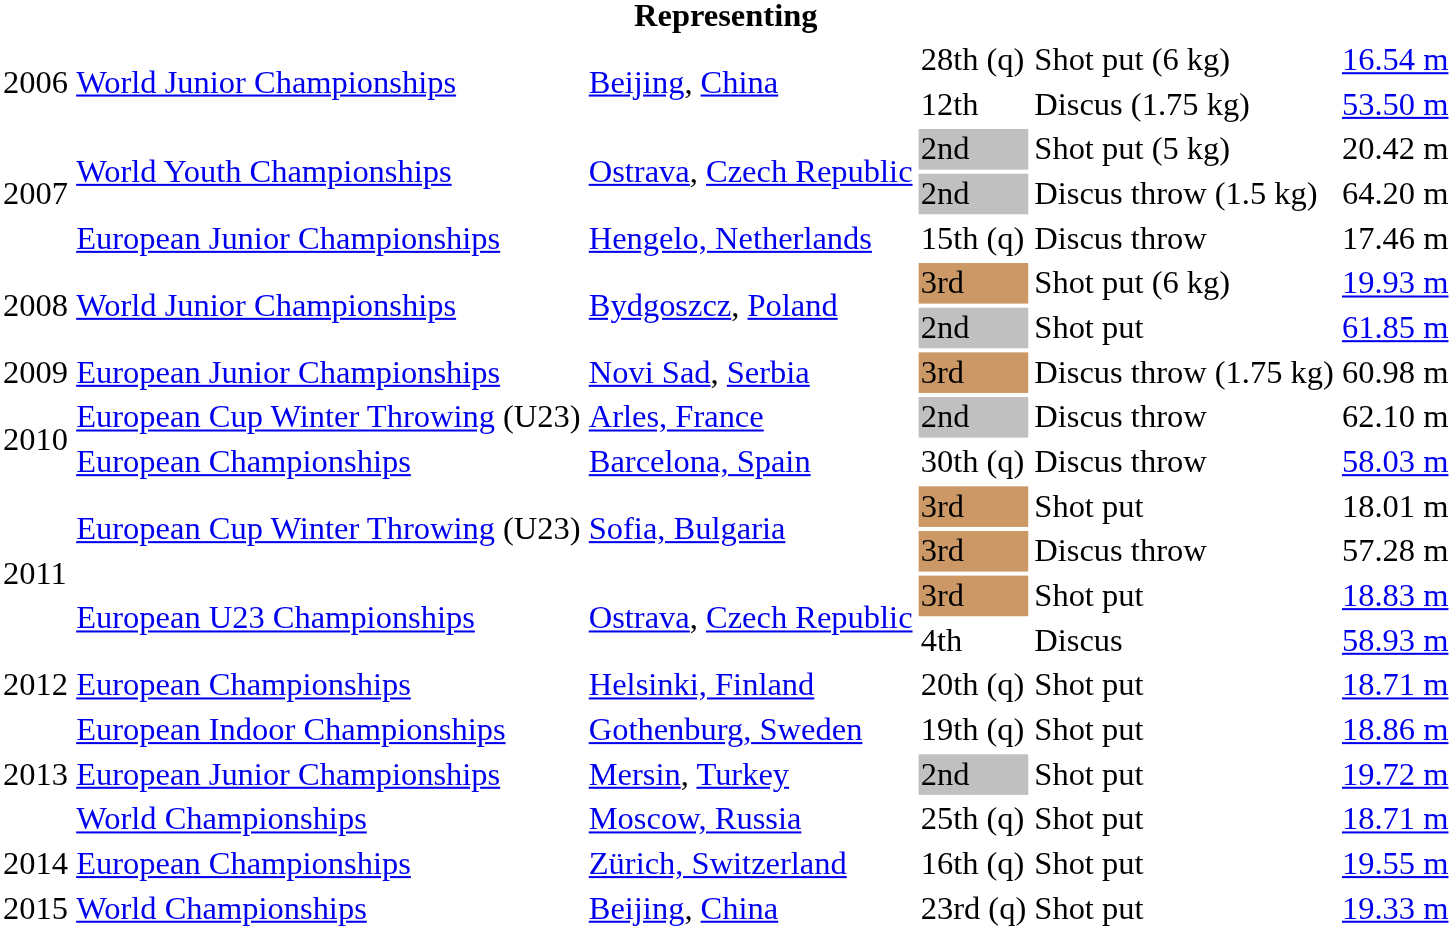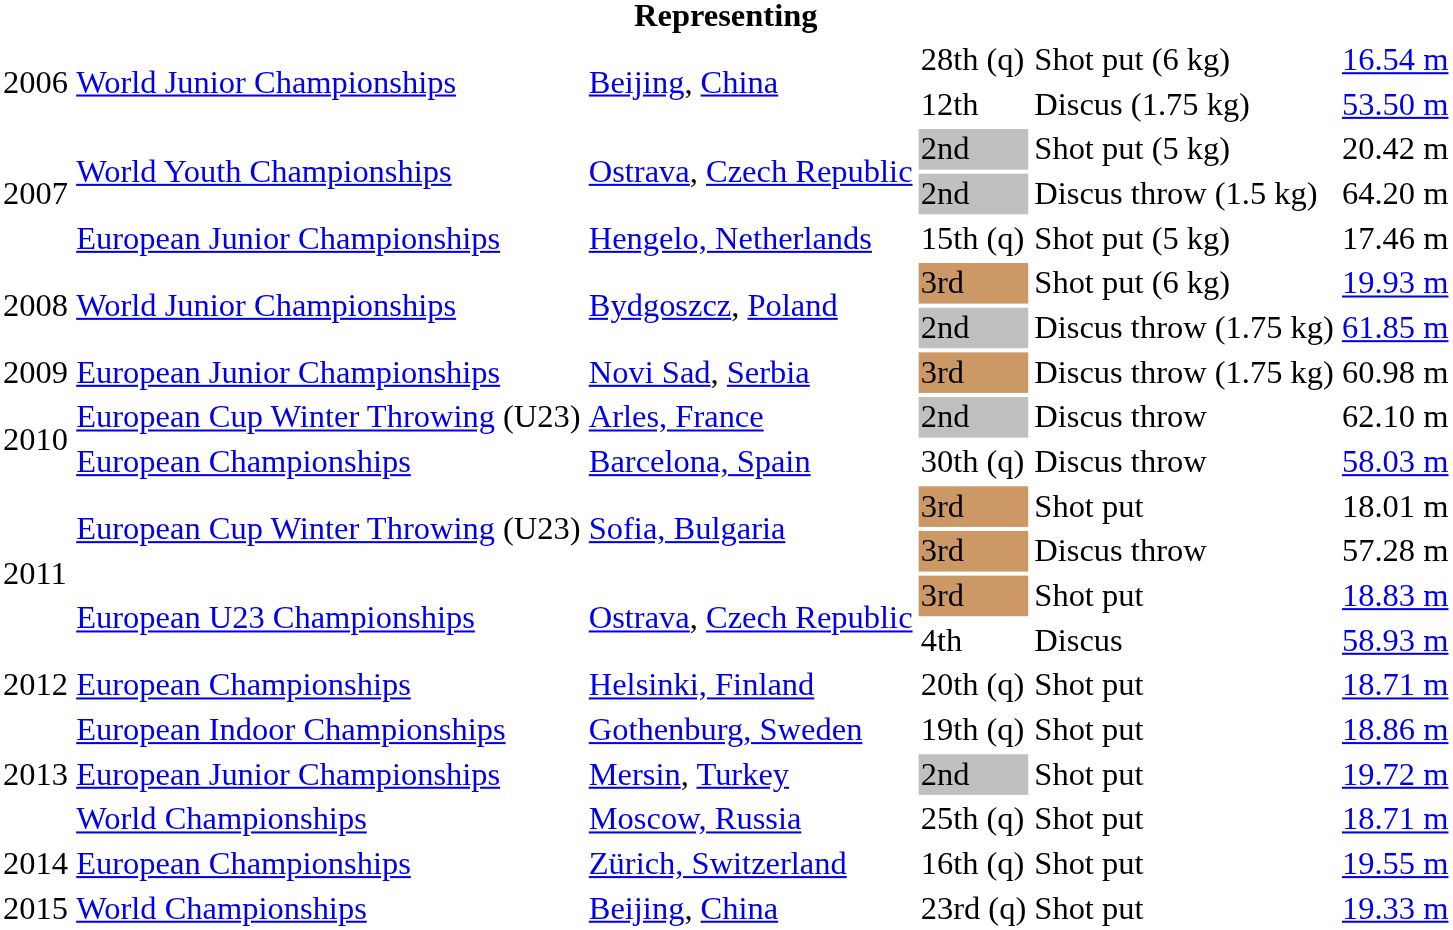(1120, 238) Discus throw -> (1132, 238) Shot put (5 kg)
(1089, 327) Shot put -> (1184, 327) Discus throw (1.75 kg)
